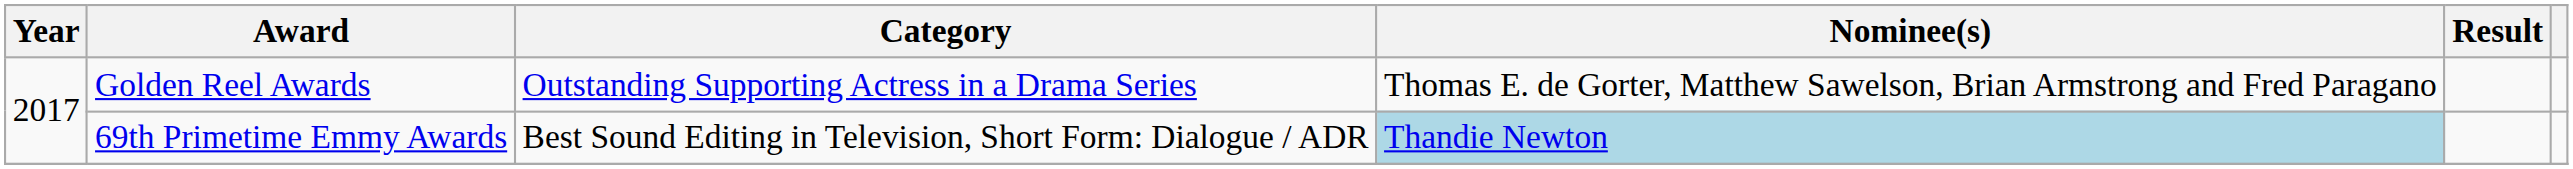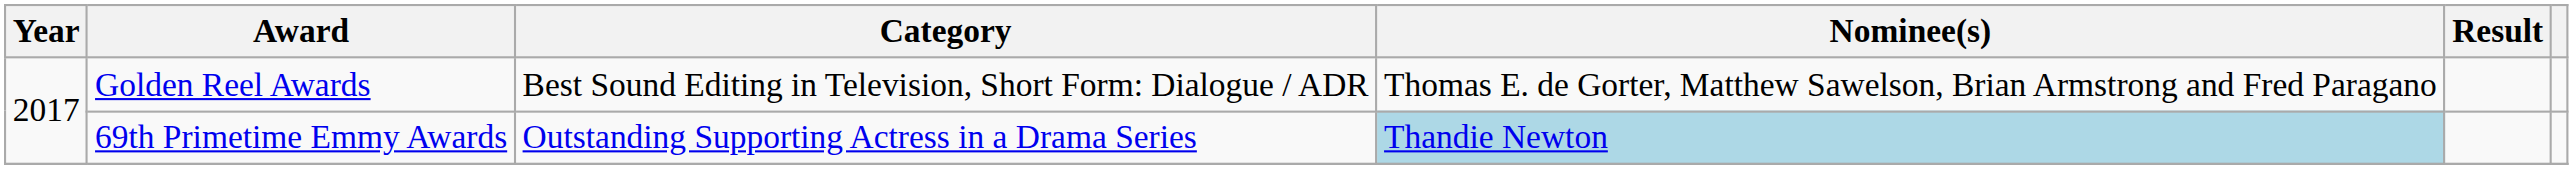(860, 84) Outstanding Supporting Actress in a Drama Series -> (946, 84) Best Sound Editing in Television, Short Form: Dialogue / ADR
(946, 137) Best Sound Editing in Television, Short Form: Dialogue / ADR -> (860, 137) Outstanding Supporting Actress in a Drama Series
